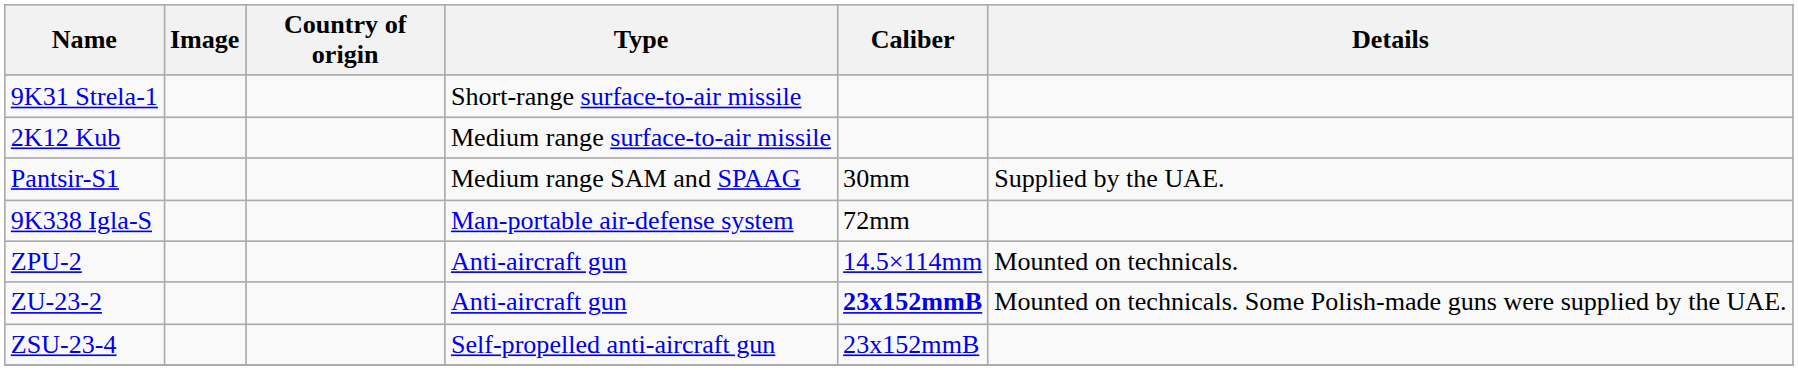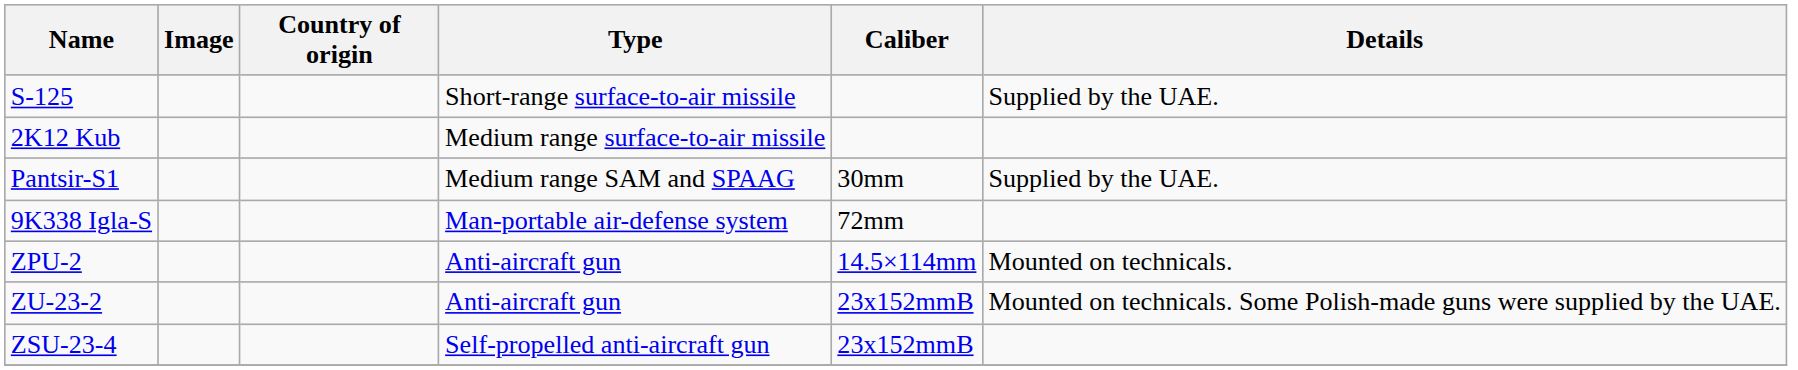+ row: (42, 95)
- row: (84, 95)
(913, 302) bold -> (905, 302) normal
